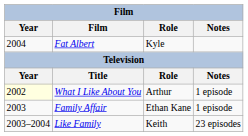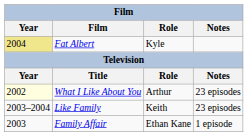(16, 44) no background -> (16, 44) khaki background
(214, 92) 1 episode -> (218, 92) 23 episodes
rows swapped: (81, 108) <-> (78, 124)
